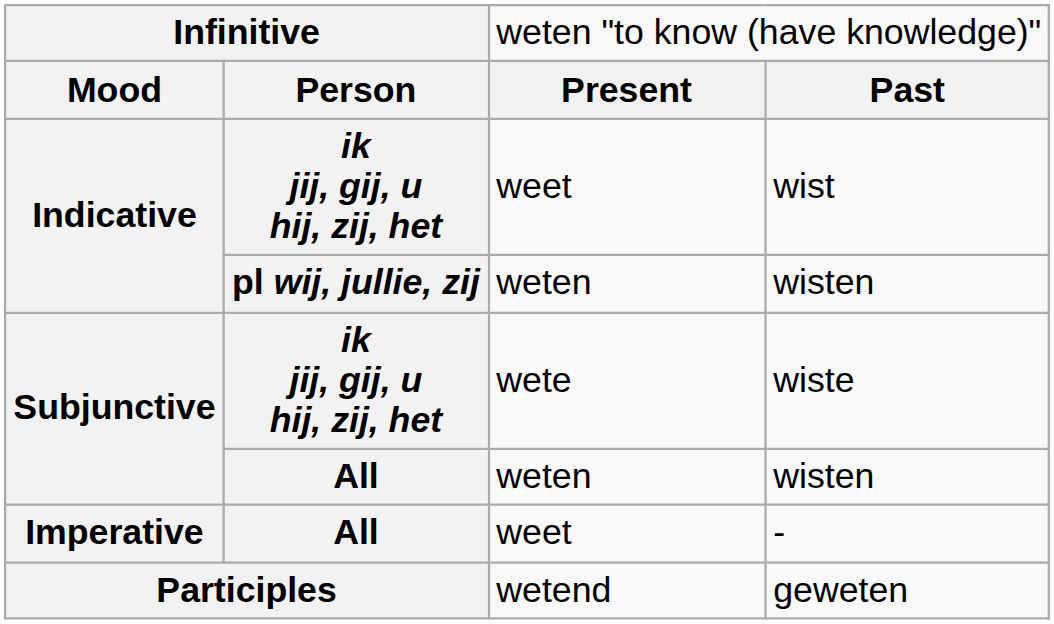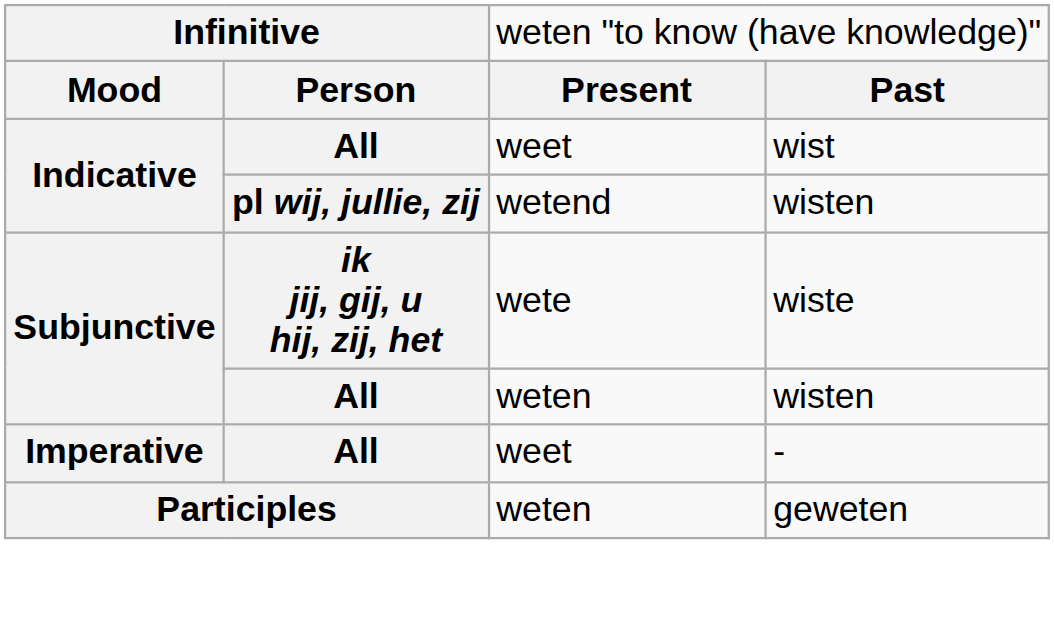(356, 186) ik jij, gij, u hij, zij, het -> (356, 145) All
(544, 282) weten -> (554, 202) wetend
(554, 589) wetend -> (544, 509) weten
